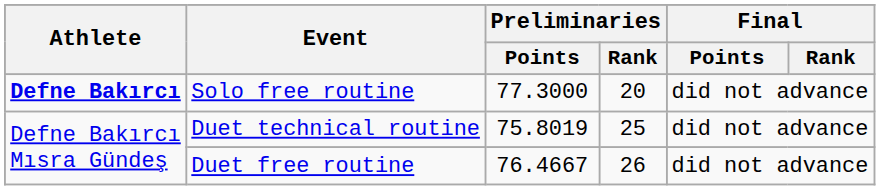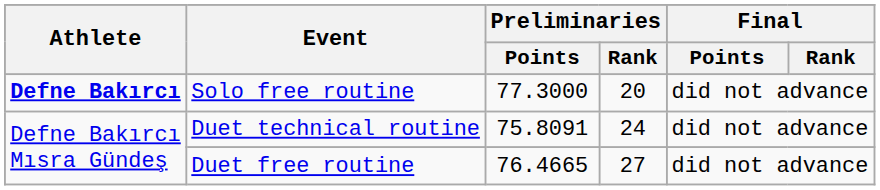(542, 129) 75.8019 -> (542, 129) 75.8091
(633, 129) 25 -> (633, 129) 24
(542, 166) 76.4667 -> (542, 166) 76.4665
(633, 166) 26 -> (633, 166) 27
